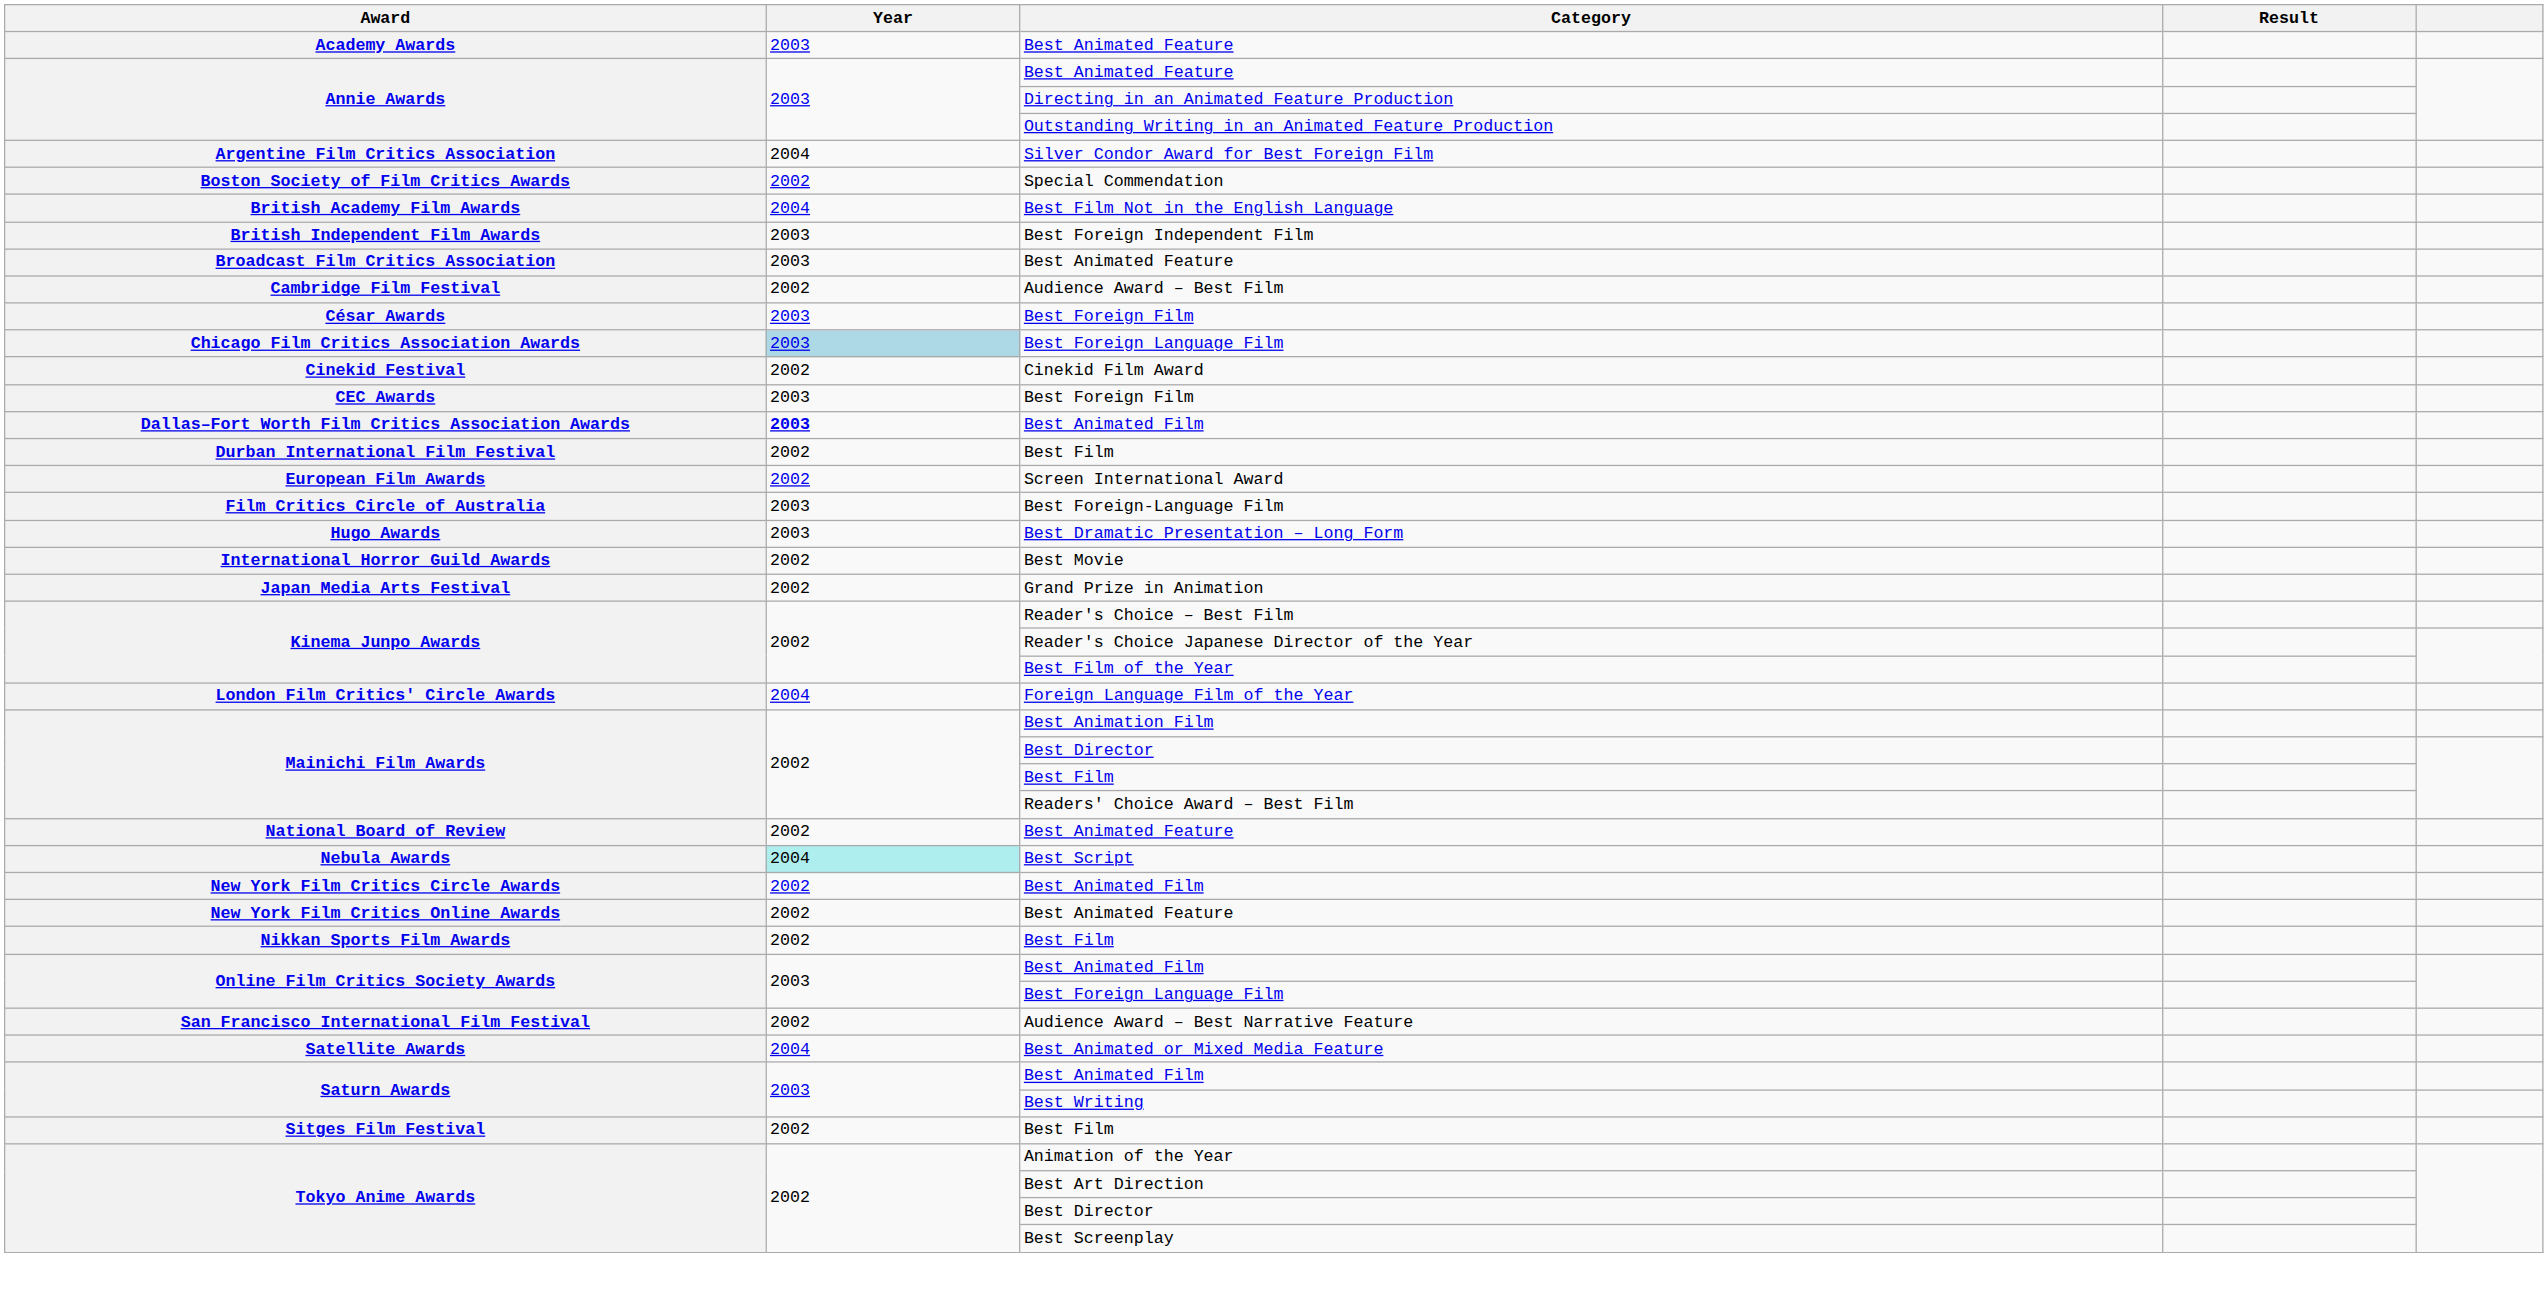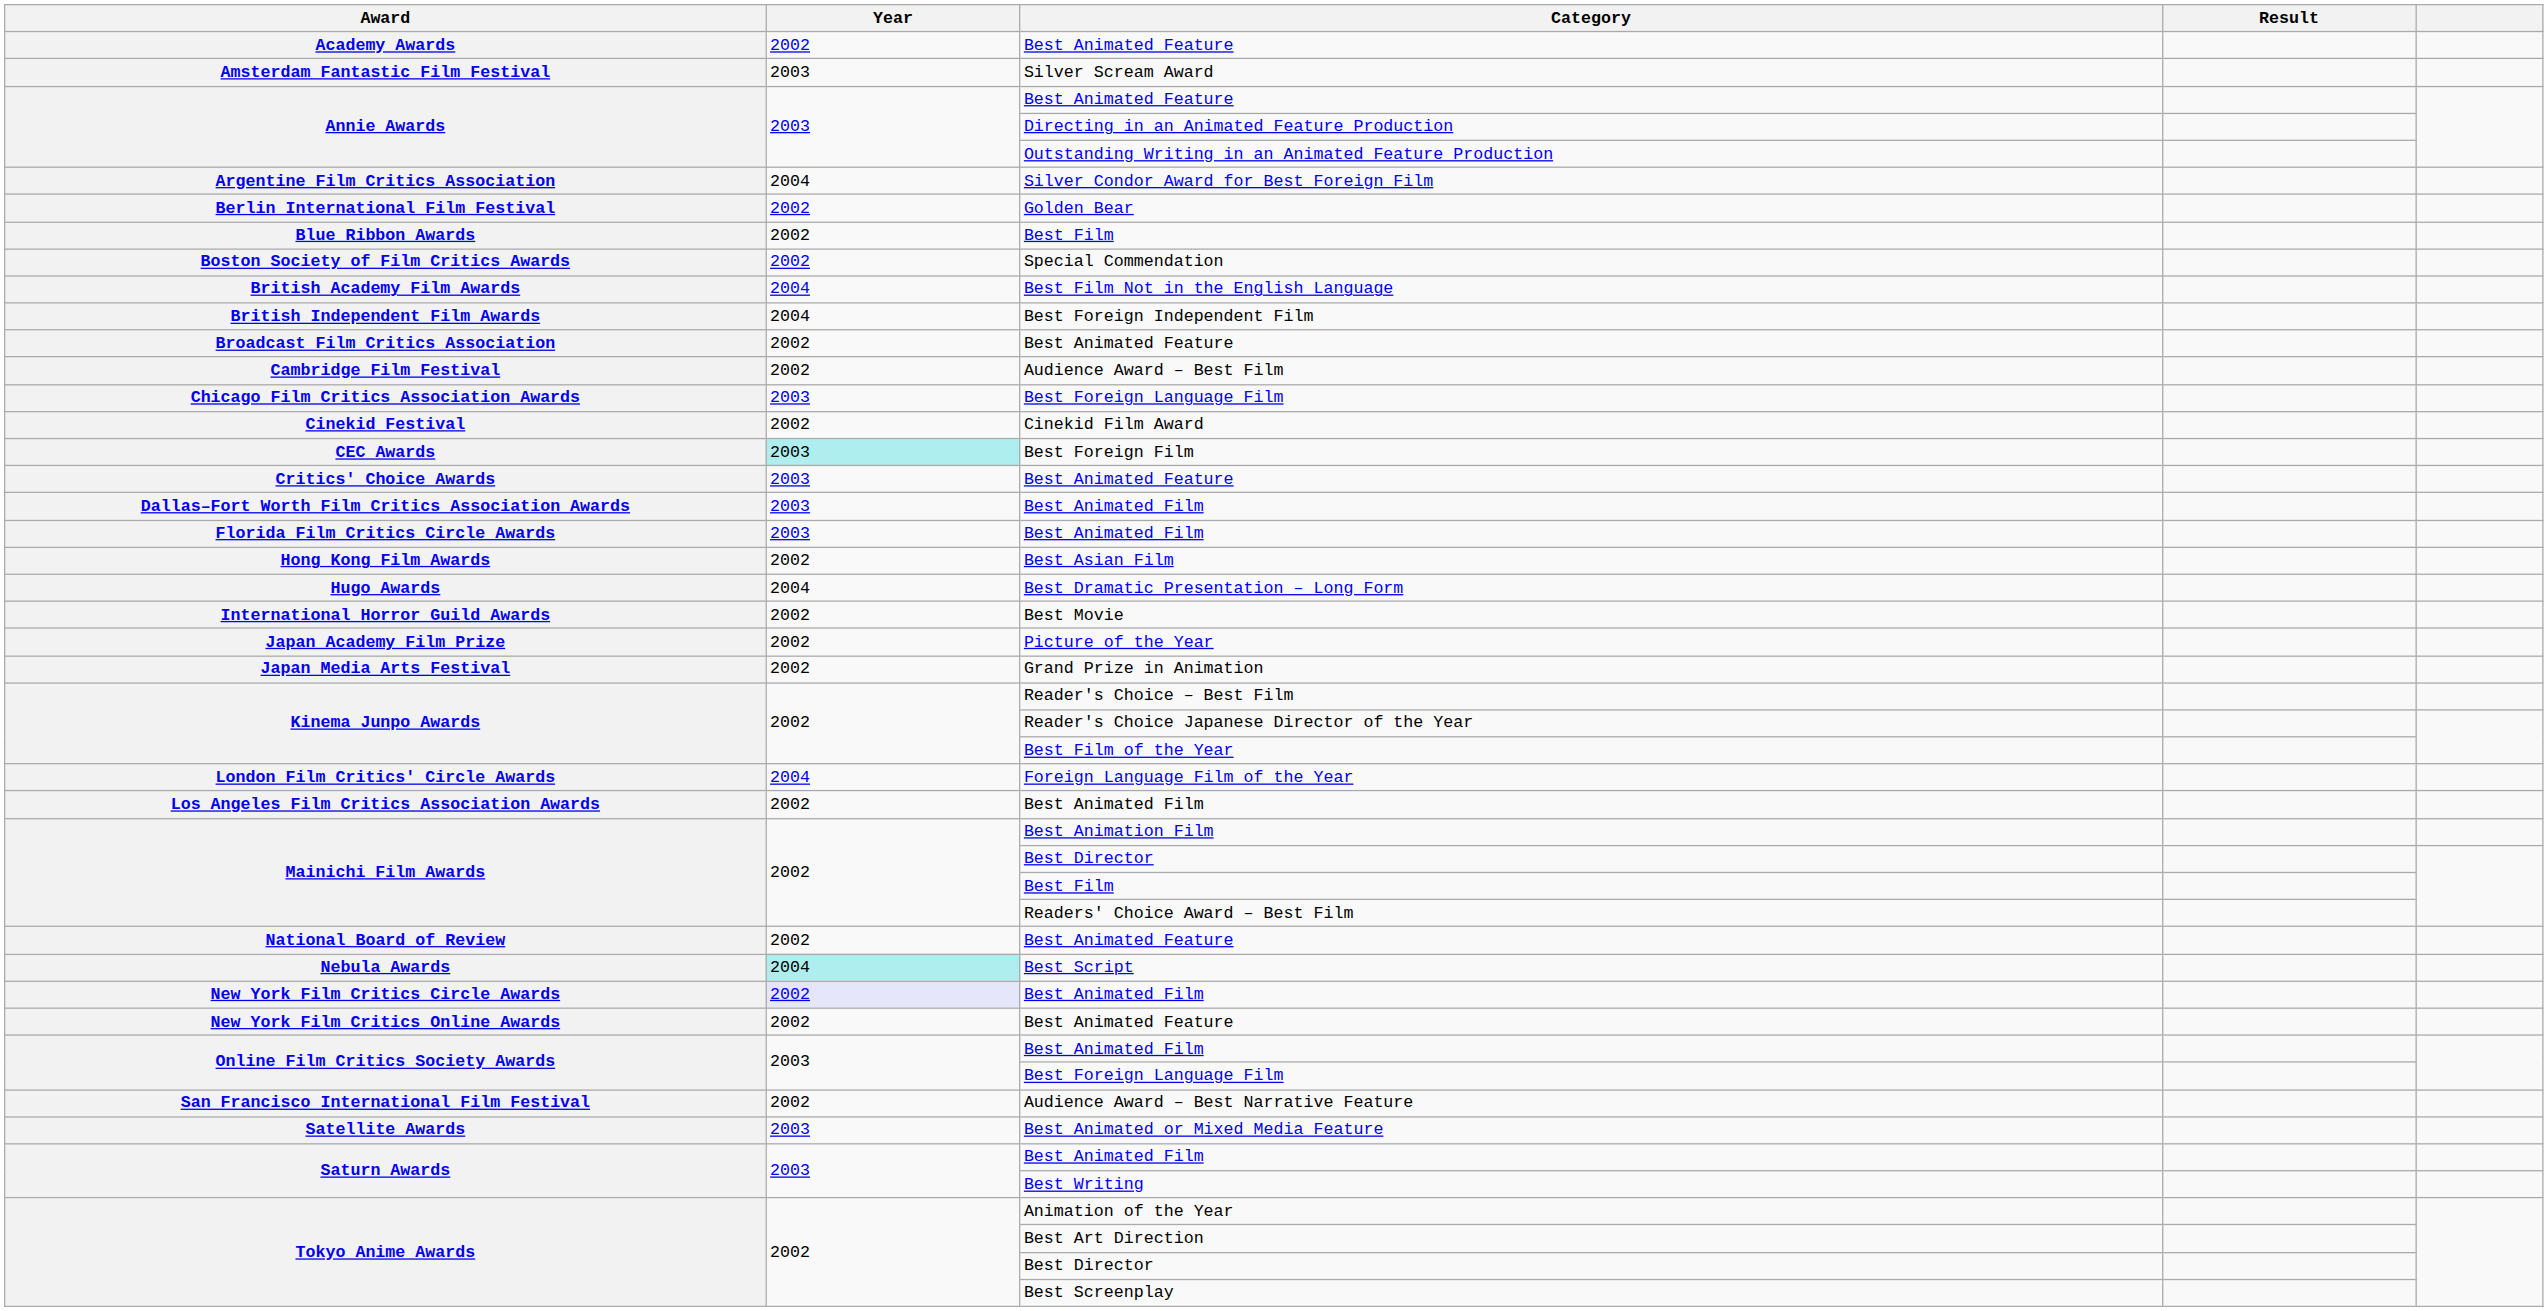(790, 45) 2003 -> (790, 45) 2002
+ row: (385, 72)
+ row: (385, 208)
+ row: (385, 235)
(790, 235) 2003 -> (790, 317) 2004
(790, 262) 2003 -> (790, 344) 2002
- row: (385, 317)
(790, 344) lightblue background -> (790, 398) no background
(790, 398) no background -> (790, 452) paleturquoise background
+ row: (385, 479)
(790, 425) bold -> (790, 506) normal
- row: (385, 452)
- row: (385, 479)
- row: (385, 506)
+ row: (385, 533)
+ row: (385, 561)
(790, 533) 2003 -> (790, 588) 2004
+ row: (385, 642)
+ row: (385, 805)
(790, 886) no background -> (790, 995) lavender background
- row: (385, 940)
(790, 1049) 2004 -> (790, 1130) 2003
- row: (385, 1130)
